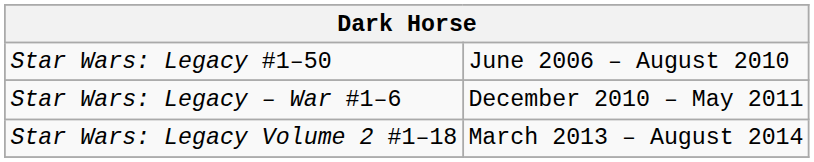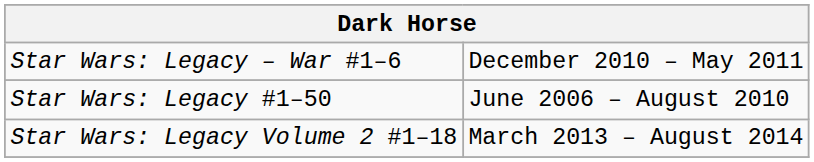rows swapped: (171, 62) <-> (206, 100)
